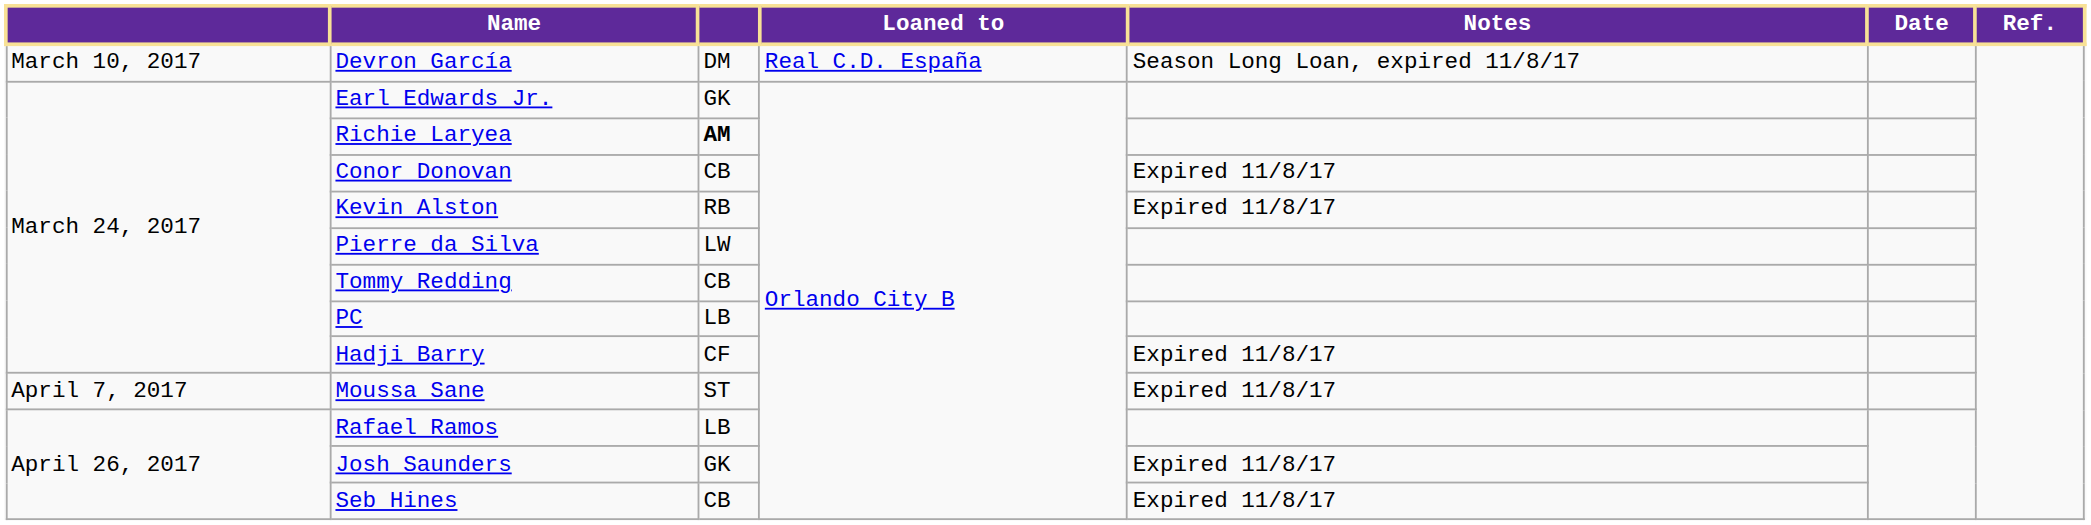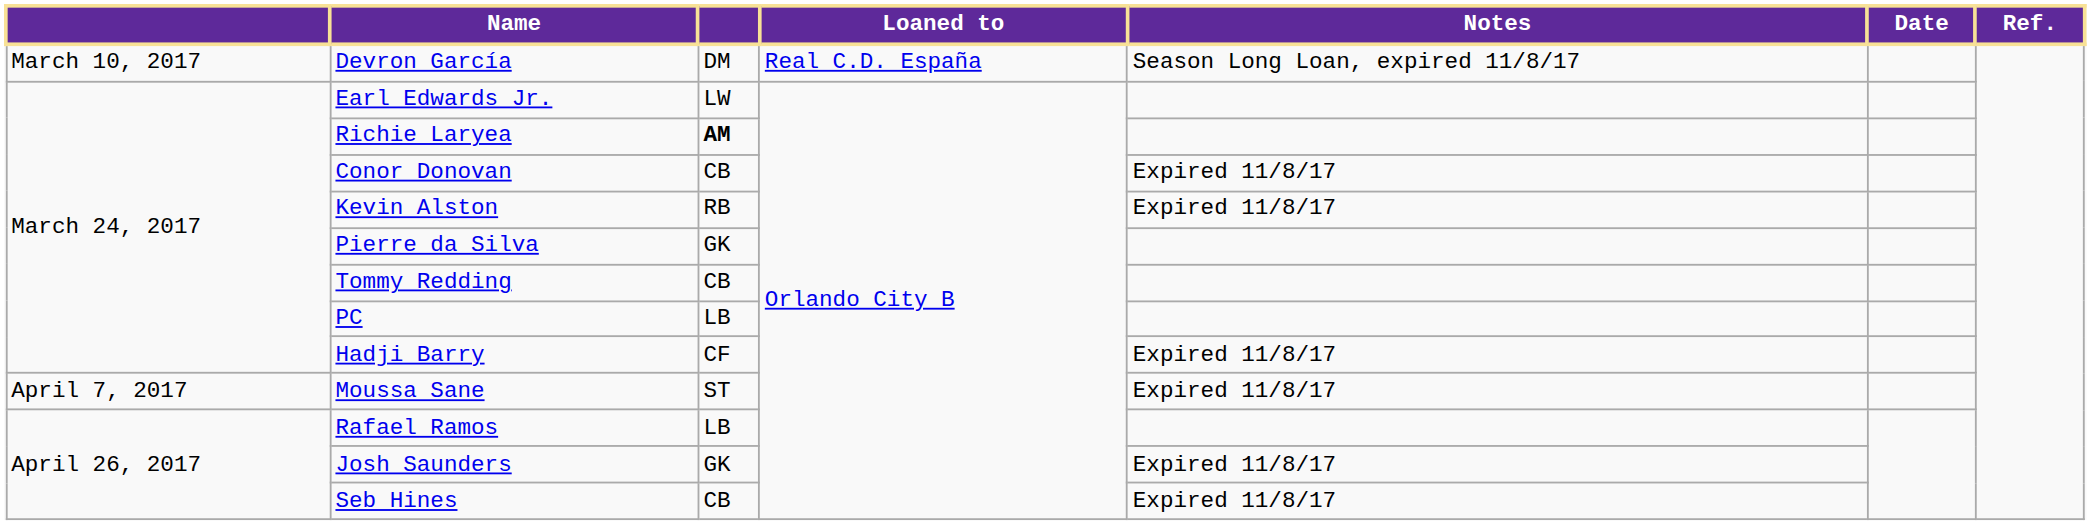(717, 100) GK -> (717, 100) LW
(717, 246) LW -> (717, 246) GK
